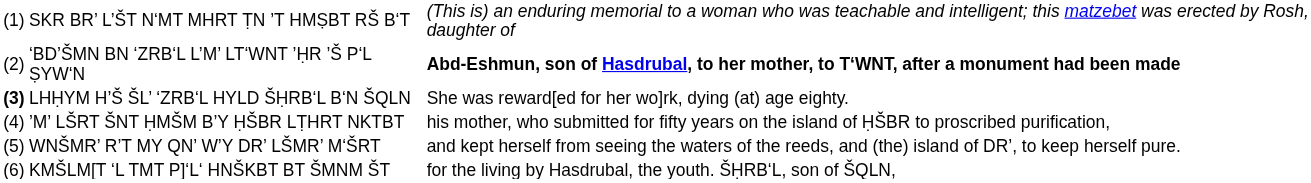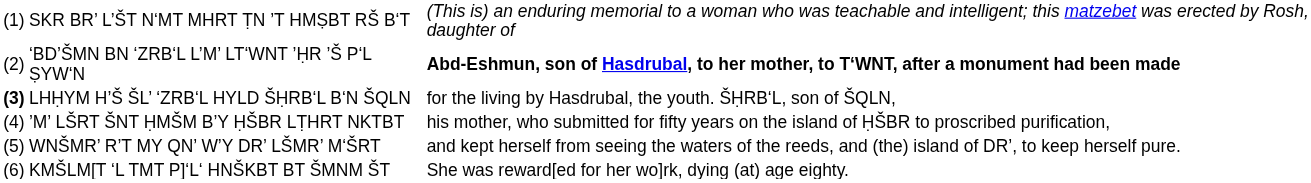(638, 98) She was reward[ed for her wo]rk, dying (at) age eighty. -> (661, 98) for the living by Hasdrubal, the youth. ŠḤRB‘L, son of ŠQLN,
(661, 170) for the living by Hasdrubal, the youth. ŠḤRB‘L, son of ŠQLN, -> (638, 170) She was reward[ed for her wo]rk, dying (at) age eighty.
